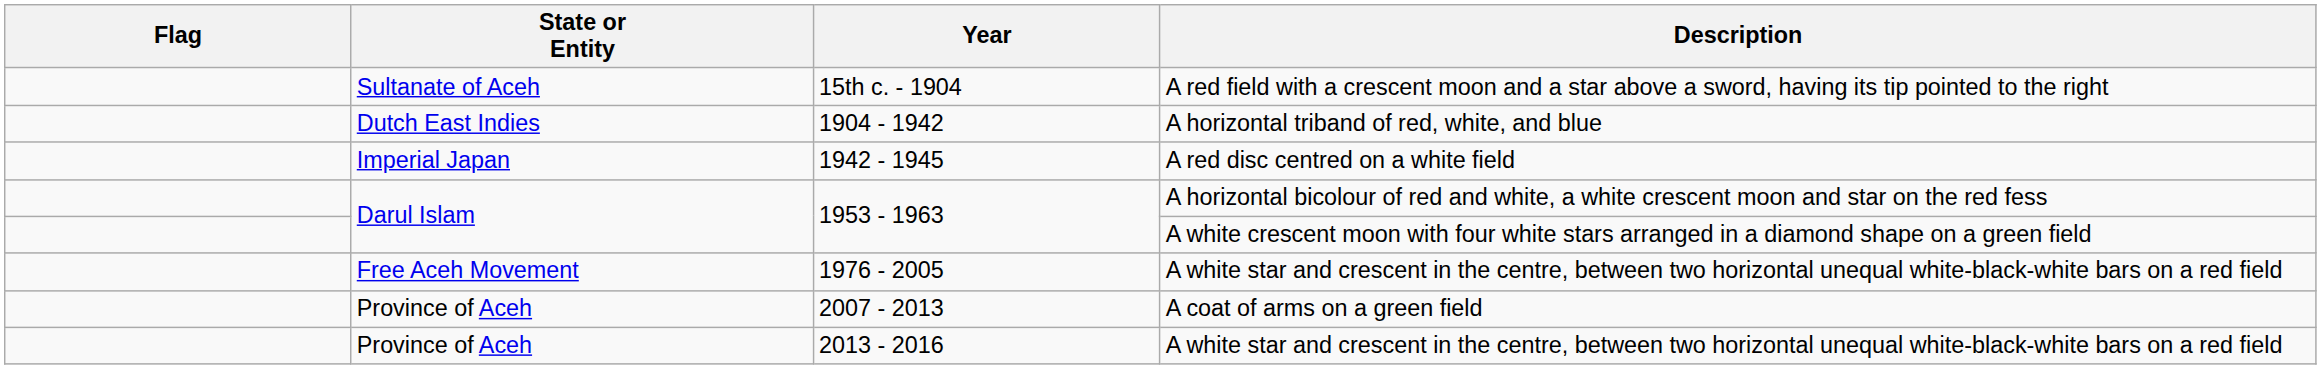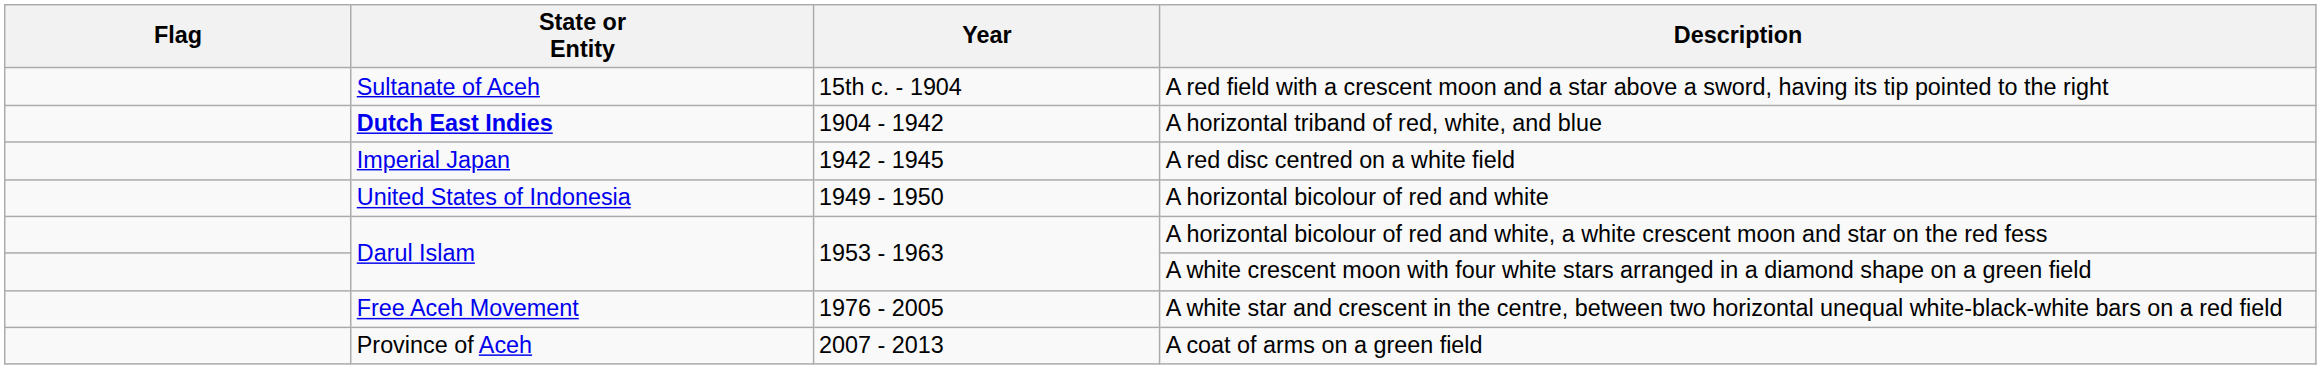(448, 123) normal -> (455, 123) bold
+ row: (881, 197)
- row: (881, 345)
